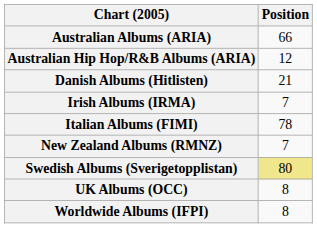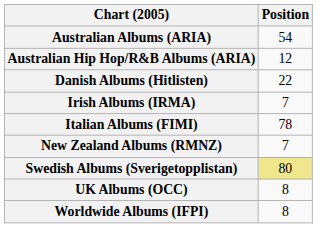(285, 37) 66 -> (285, 37) 54
(285, 80) 21 -> (285, 80) 22
